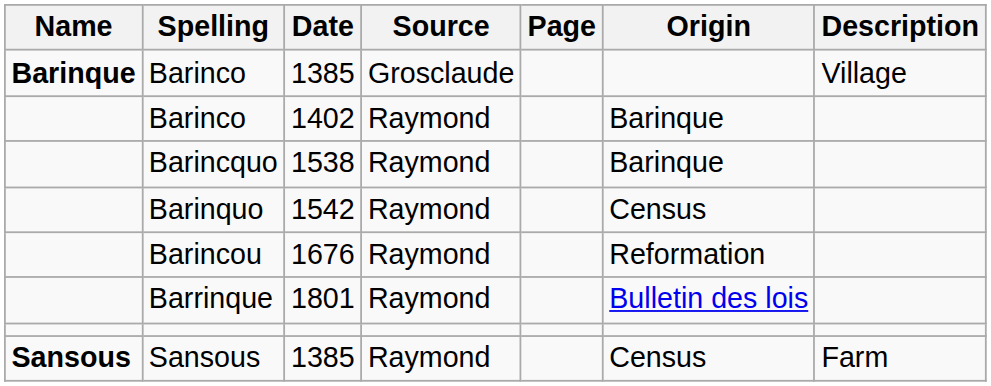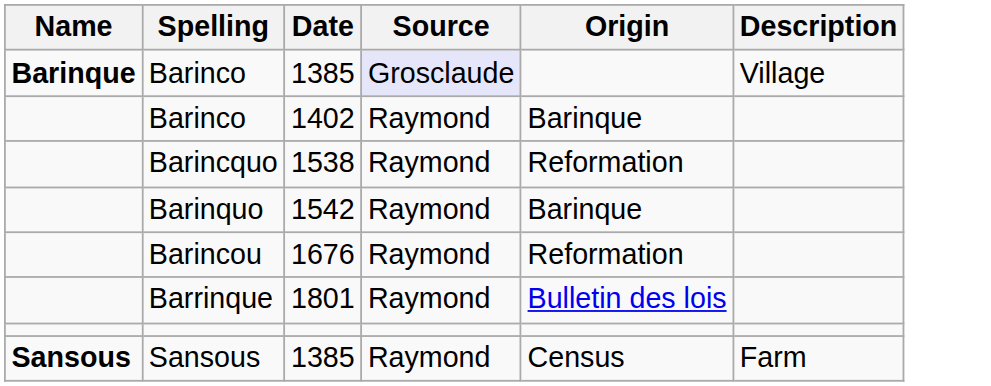- column: (562, 27)
(441, 72) no background -> (441, 72) lavender background
(667, 163) Barinque -> (606, 163) Reformation
(658, 208) Census -> (585, 208) Barinque
